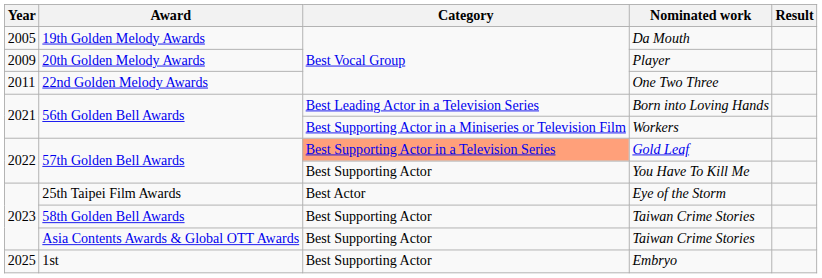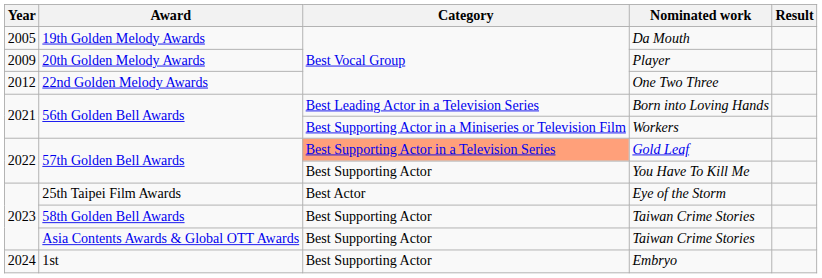(22, 82) 2011 -> (22, 82) 2012
(22, 261) 2025 -> (22, 261) 2024
